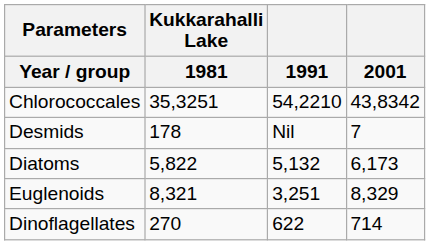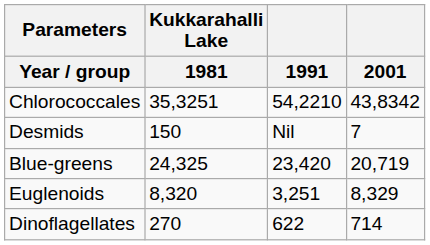(165, 132) 178 -> (165, 132) 150
- row: (44, 163)
+ row: (61, 163)
(173, 193) 8,321 -> (173, 193) 8,320
